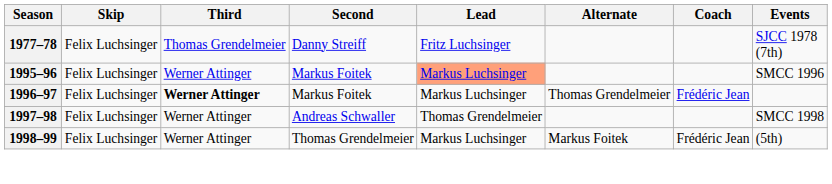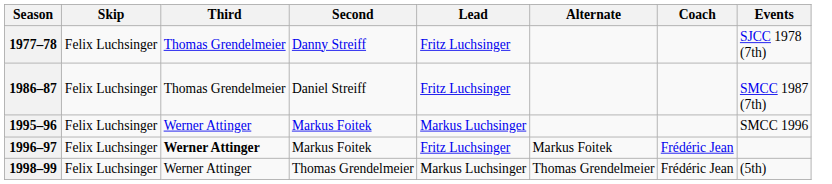+ row: (33, 89)
(473, 73) lightsalmon background -> (473, 125) no background
(473, 95) Markus Luchsinger -> (465, 147) Fritz Luchsinger
(609, 95) Thomas Grendelmeier -> (572, 147) Markus Foitek
- row: (33, 116)
(588, 138) Markus Foitek -> (594, 169) Thomas Grendelmeier
